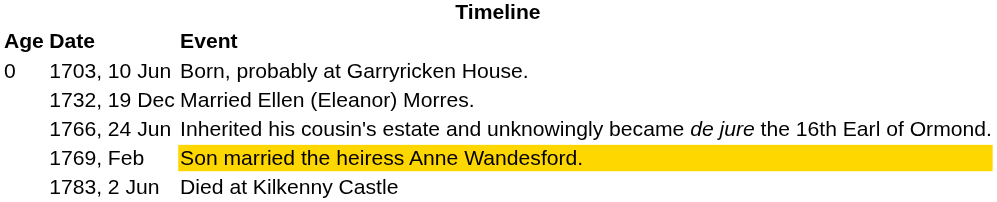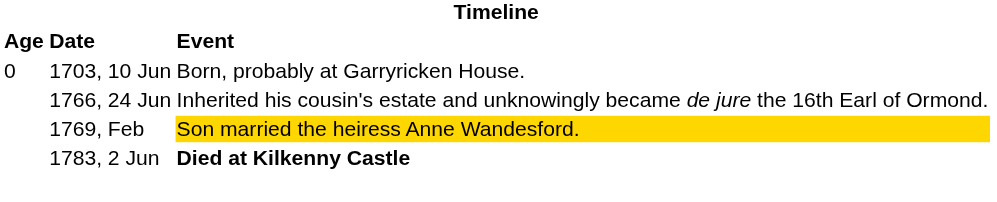- row: (112, 99)
(289, 186) normal -> (293, 157) bold
